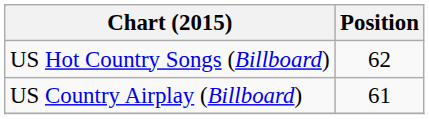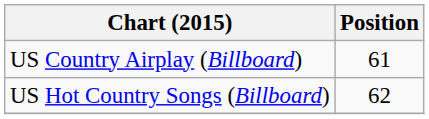rows swapped: (156, 95) <-> (170, 58)
